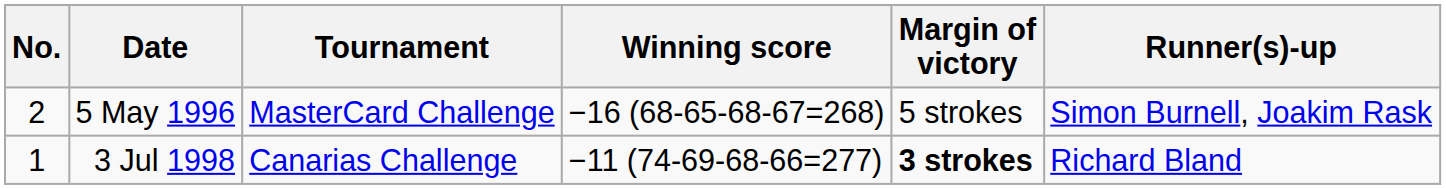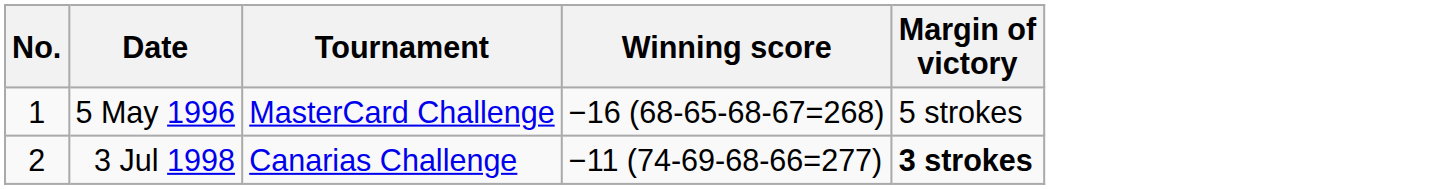- column: (1241, 46)
(37, 112) 2 -> (37, 112) 1
(37, 160) 1 -> (37, 160) 2
